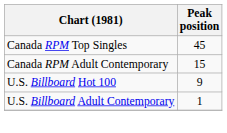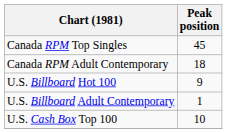(200, 63) 15 -> (200, 63) 18
+ row: (62, 119)
